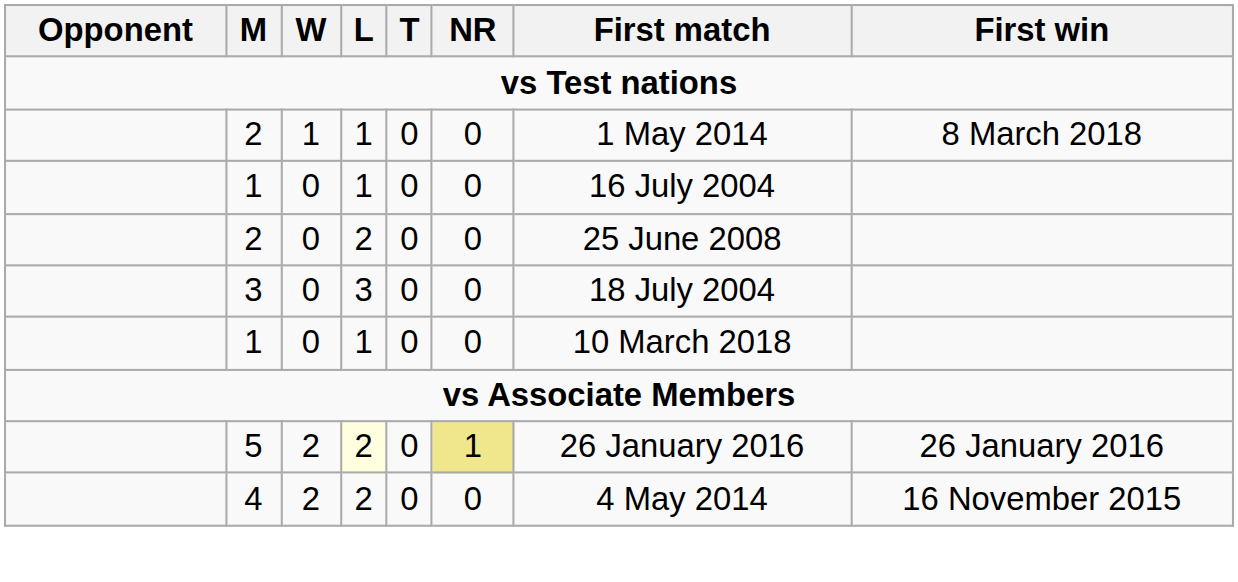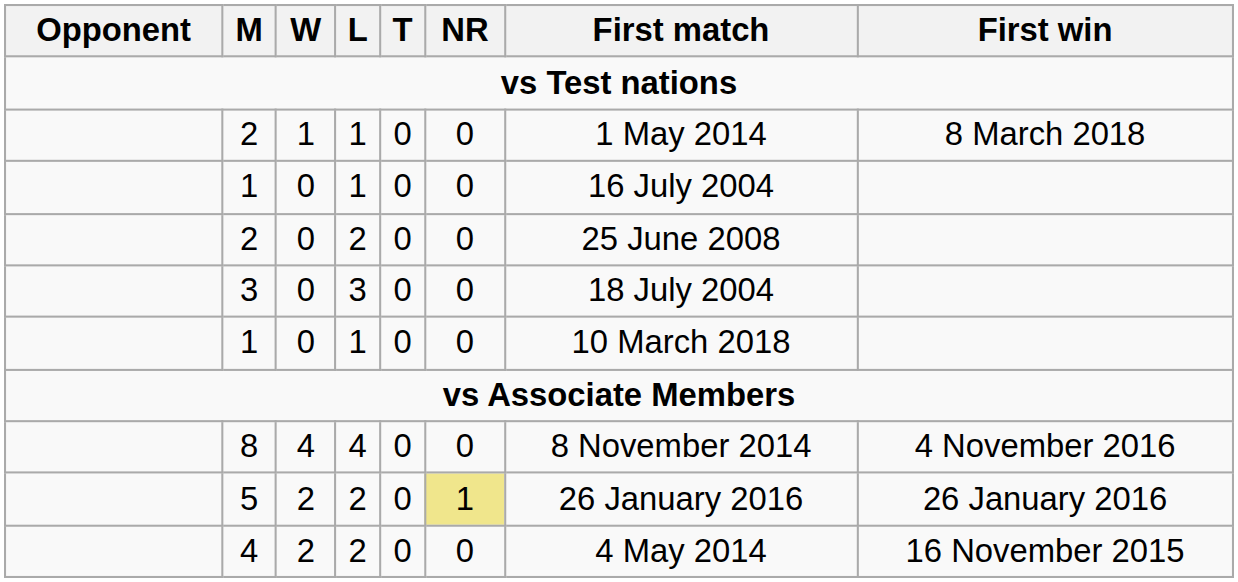+ row: (249, 446)
(364, 446) lightyellow background -> (358, 498) no background
